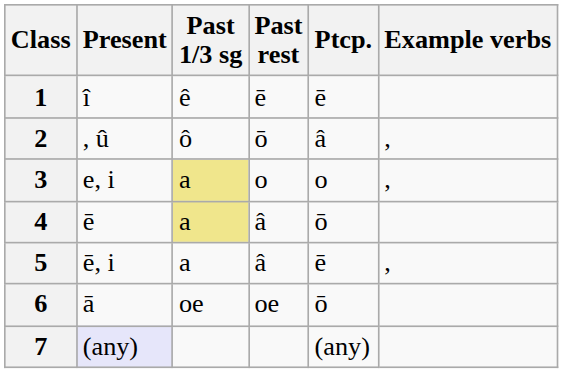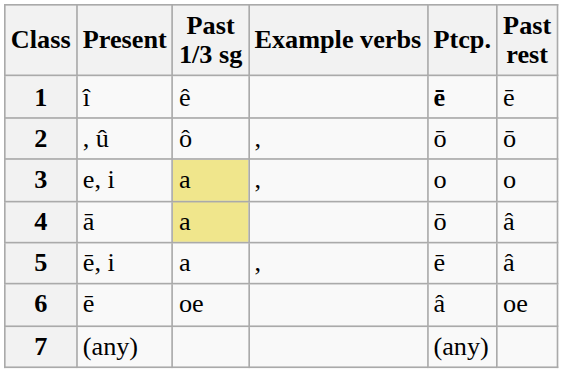columns swapped: (278, 40) <-> (468, 40)
(320, 96) normal -> (439, 96) bold
(320, 138) â -> (440, 138) ō
(89, 221) ē -> (89, 221) ā
(89, 304) ā -> (89, 304) ē
(321, 304) ō -> (439, 304) â
(110, 346) lavender background -> (110, 346) no background
